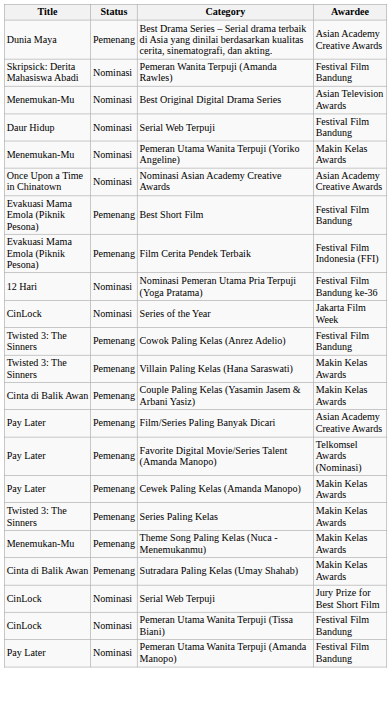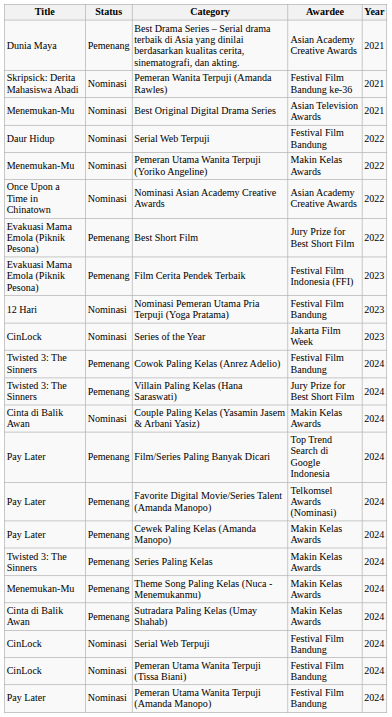+ column: (374, 12)
(342, 72) Festival Film Bandung -> (321, 84) Festival Film Bandung ke-36
(342, 215) Festival Film Bandung -> (322, 237) Jury Prize for Best Short Film
(347, 286) Festival Film Bandung ke-36 -> (317, 309) Festival Film Bandung
(342, 368) Makin Kelas Awards -> (322, 391) Jury Prize for Best Short Film
(114, 396) Pemenang -> (107, 418) Nominasi
(349, 423) Asian Academy Creative Awards -> (311, 457) Top Trend Search di Google Indonesia
(348, 598) Jury Prize for Best Short Film -> (317, 644) Festival Film Bandung
